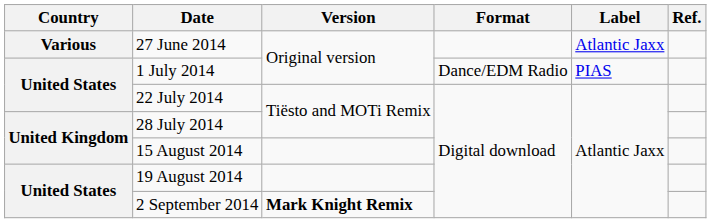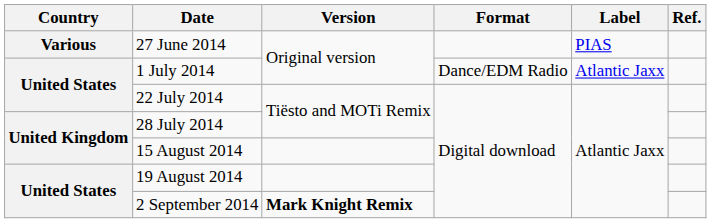(620, 44) Atlantic Jaxx -> (593, 44) PIAS
(593, 71) PIAS -> (620, 71) Atlantic Jaxx
